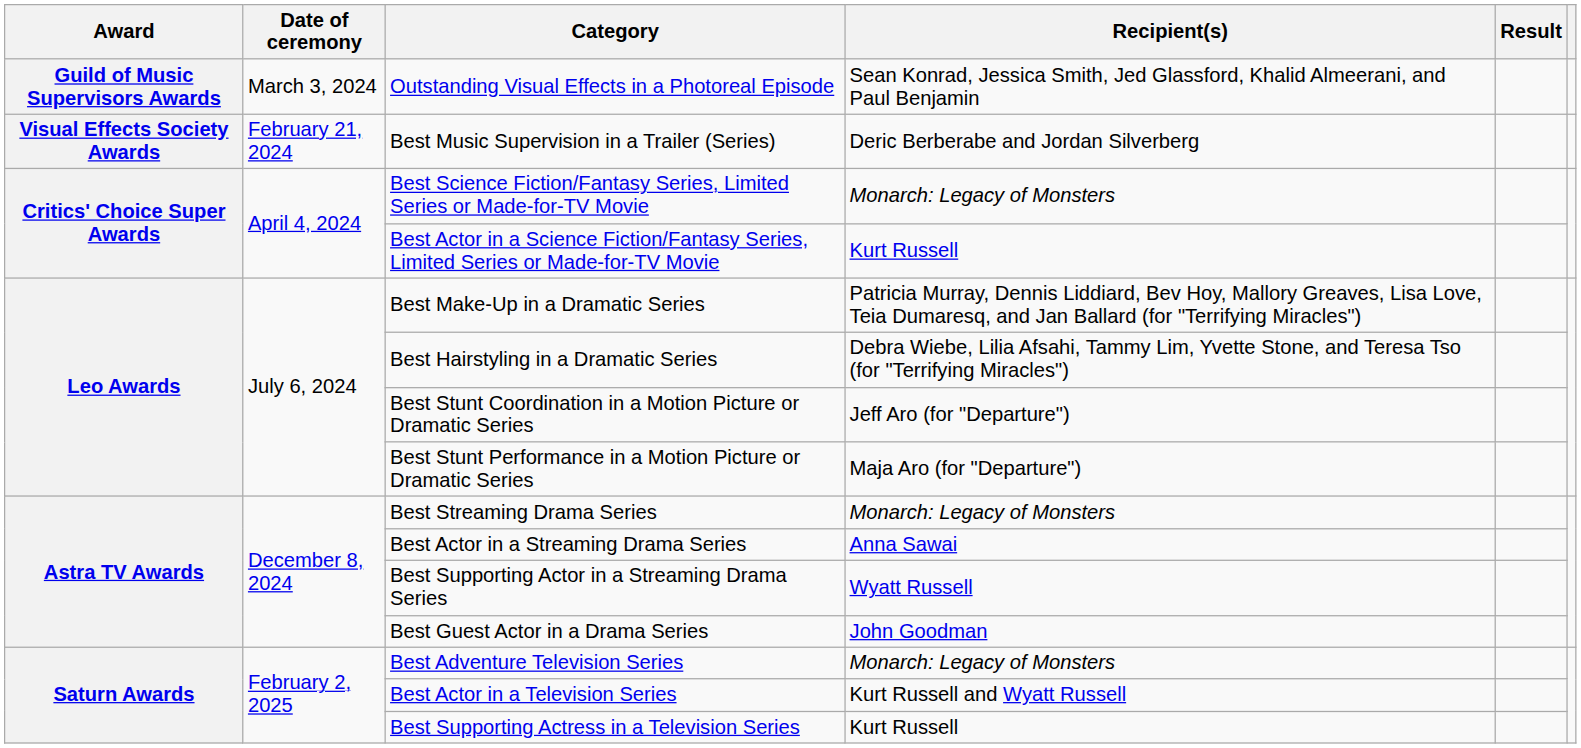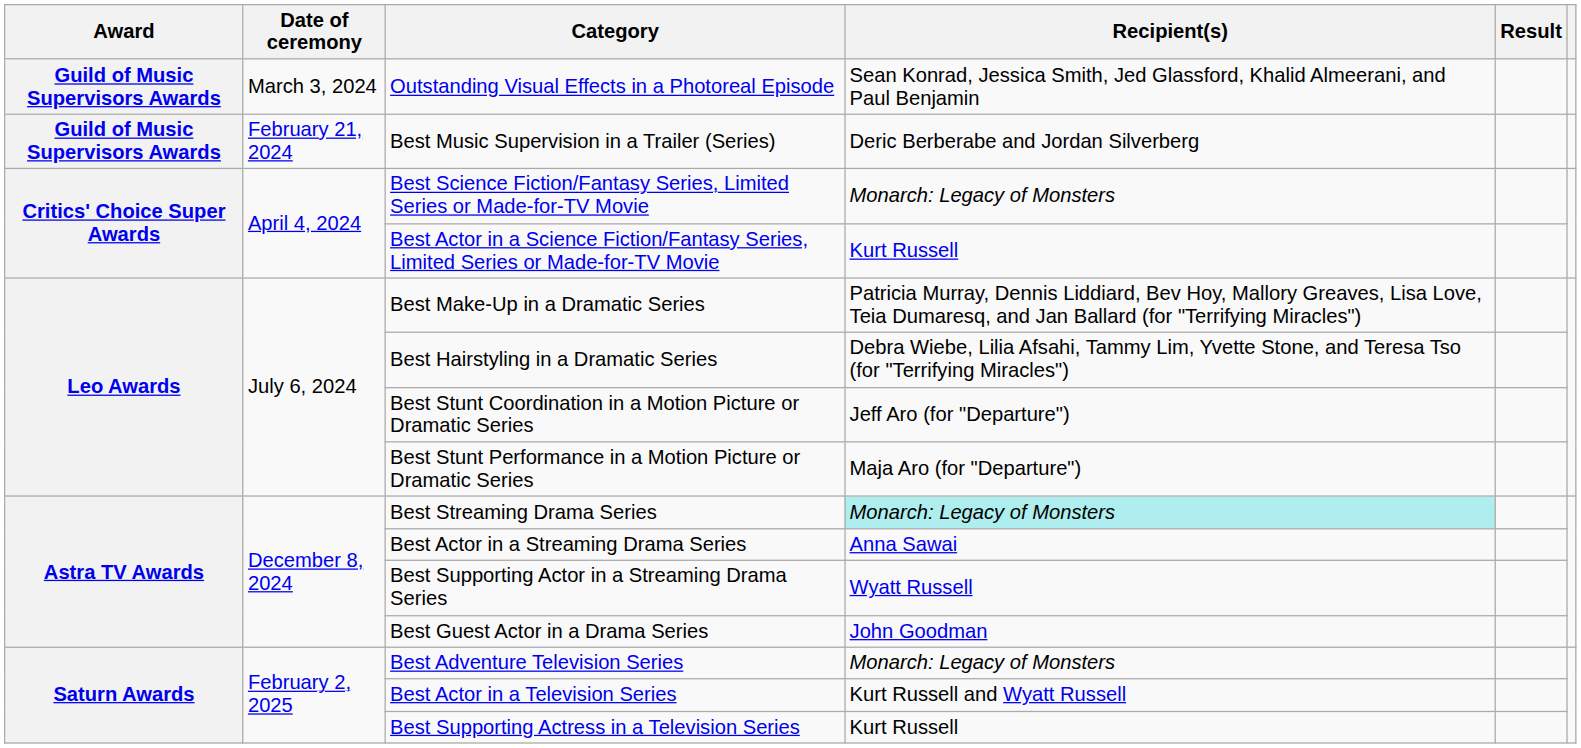(124, 141) Visual Effects Society Awards -> (124, 141) Guild of Music Supervisors Awards
(982, 512) no background -> (982, 512) paleturquoise background
